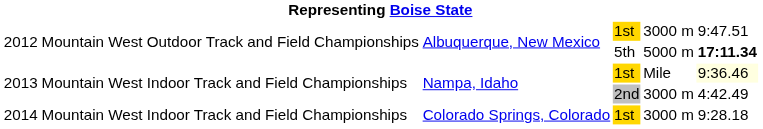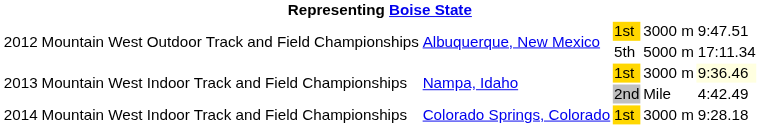(727, 52) bold -> (727, 52) normal
(657, 73) Mile -> (669, 73) 3000 m
(669, 94) 3000 m -> (657, 94) Mile
